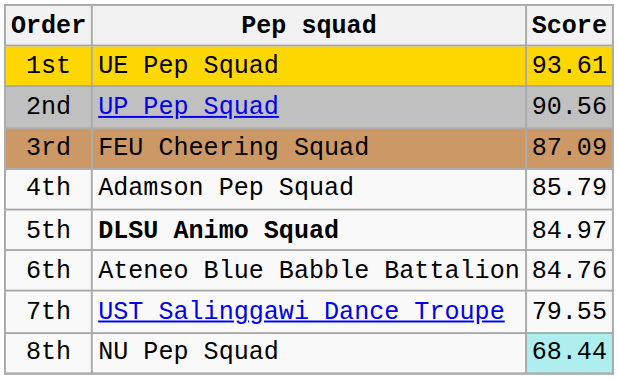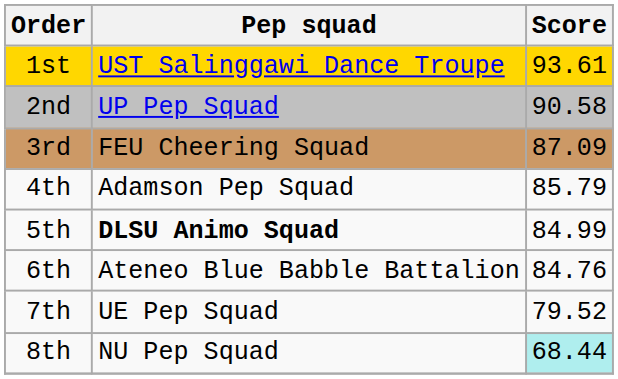(189, 66) UE Pep Squad -> (301, 66) UST Salinggawi Dance Troupe
(569, 107) 90.56 -> (569, 107) 90.58
(569, 230) 84.97 -> (569, 230) 84.99
(301, 312) UST Salinggawi Dance Troupe -> (189, 312) UE Pep Squad
(569, 312) 79.55 -> (569, 312) 79.52
